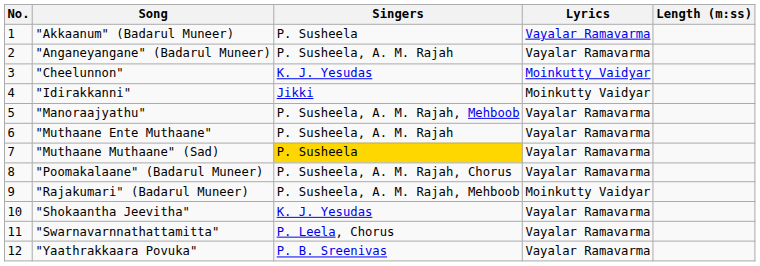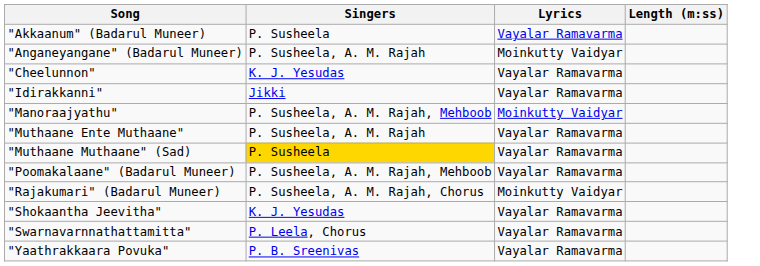- column: (18, 15)
(588, 54) Vayalar Ramavarma -> (560, 54) Moinkutty Vaidyar
(588, 74) Moinkutty Vaidyar -> (560, 74) Vayalar Ramavarma
(588, 94) Moinkutty Vaidyar -> (560, 94) Vayalar Ramavarma
(588, 113) Vayalar Ramavarma -> (560, 113) Moinkutty Vaidyar
(394, 173) P. Susheela, A. M. Rajah, Chorus -> (370, 173) P. Susheela, A. M. Rajah, Mehboob
(398, 192) P. Susheela, A. M. Rajah, Mehboob -> (366, 192) P. Susheela, A. M. Rajah, Chorus
